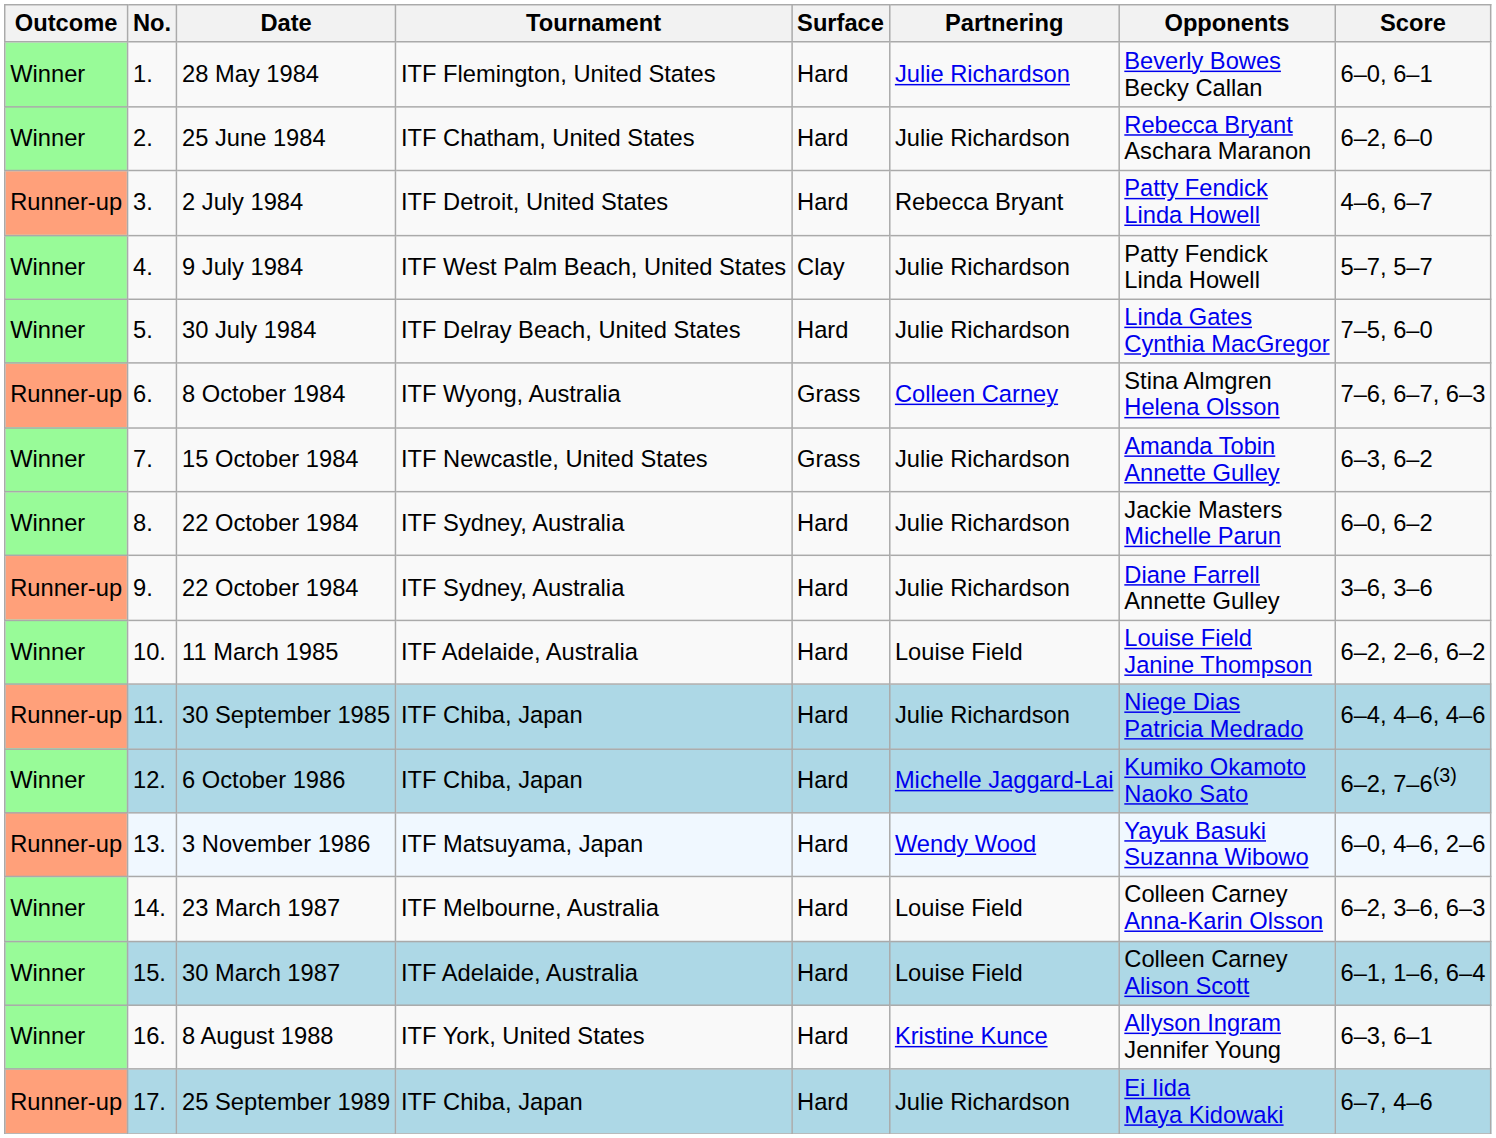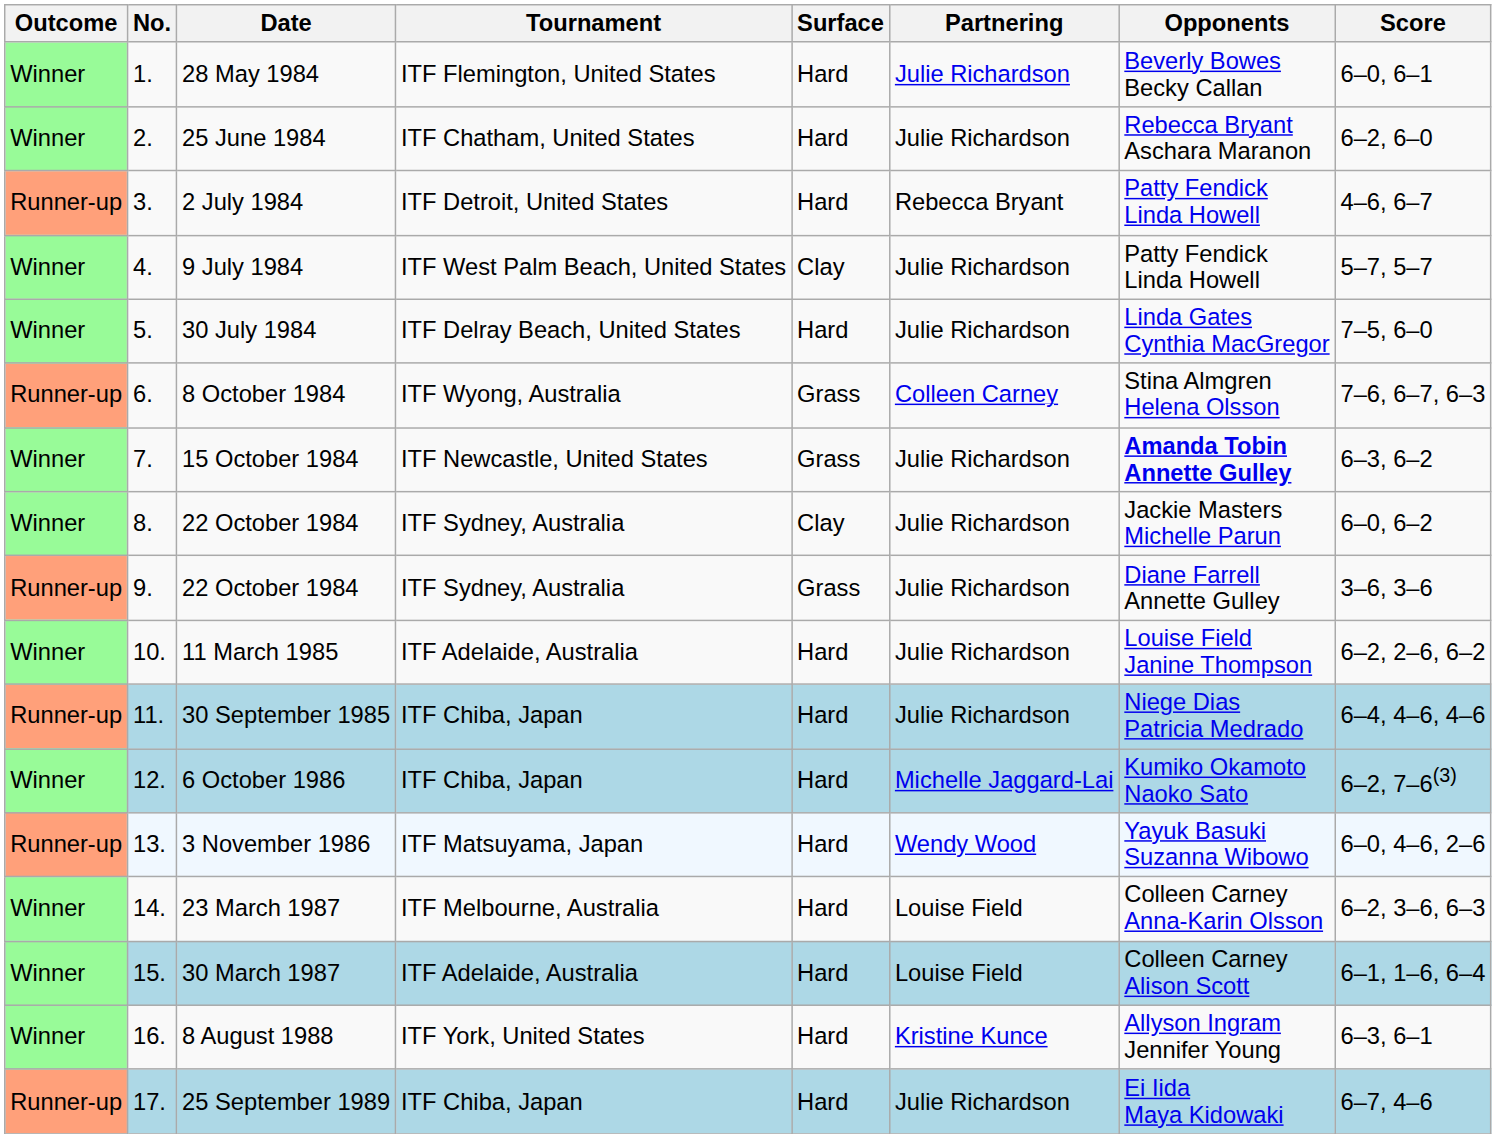(1202, 459) normal -> (1208, 459) bold
(823, 523) Hard -> (821, 523) Clay
(823, 587) Hard -> (829, 587) Grass
(959, 651) Louise Field -> (982, 651) Julie Richardson
